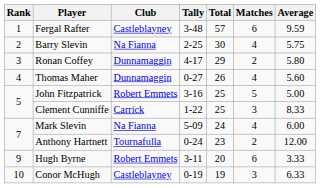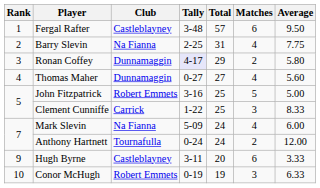(295, 28) 9.59 -> (295, 28) 9.50
(220, 45) 30 -> (220, 45) 31
(295, 45) 5.75 -> (295, 45) 7.75
(193, 61) no background -> (193, 61) lavender background
(220, 77) 26 -> (220, 77) 27
(220, 142) 23 -> (220, 142) 24
(145, 158) Robert Emmets -> (143, 158) Castleblayney
(143, 175) Castleblayney -> (145, 175) Robert Emmets
